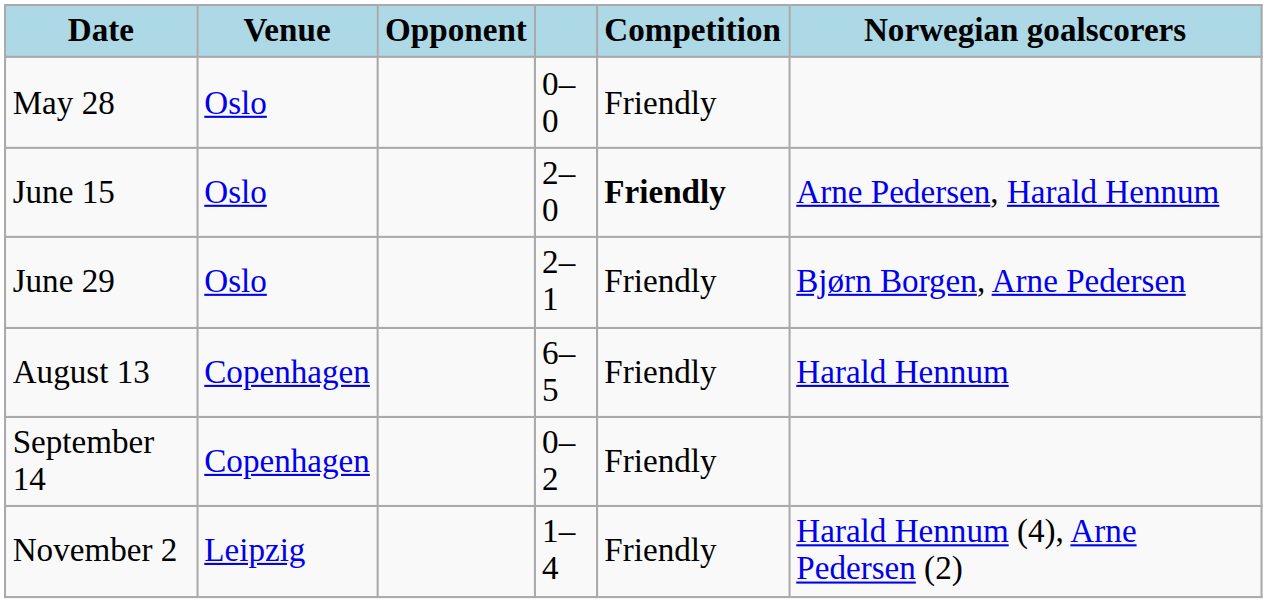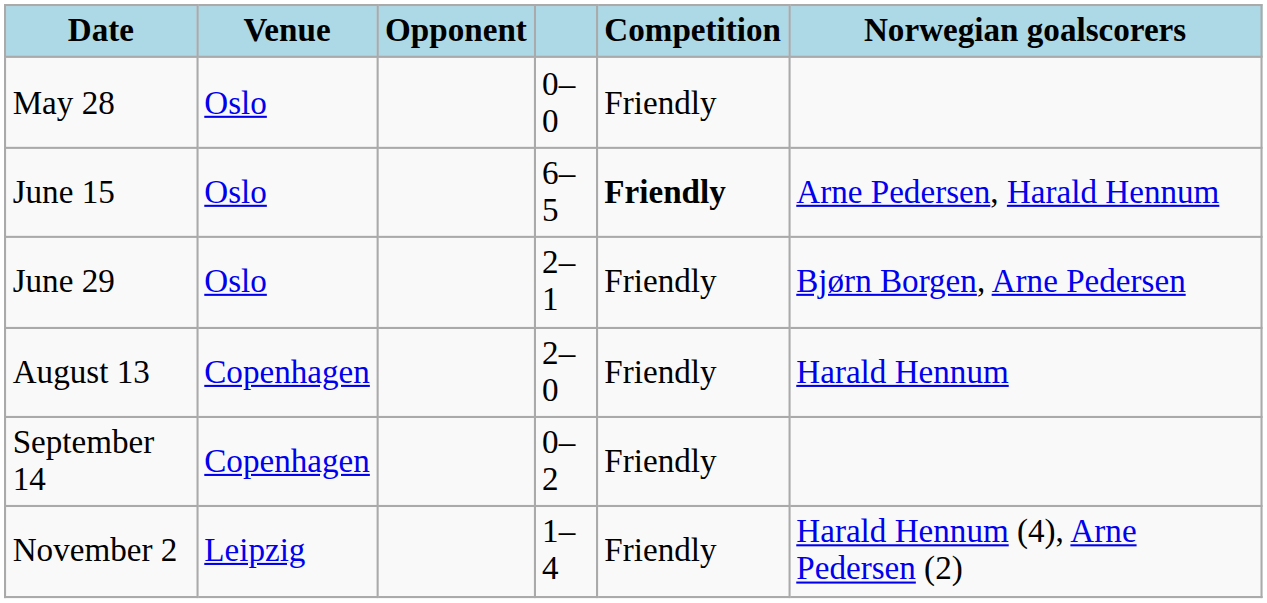(559, 191) 2–0 -> (559, 191) 6–5
(559, 371) 6–5 -> (559, 371) 2–0
